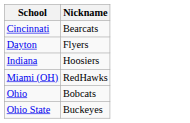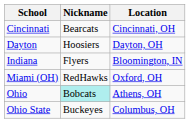+ column: (148, 12)
(76, 45) Flyers -> (81, 45) Hoosiers
(81, 61) Hoosiers -> (76, 61) Flyers
(79, 93) no background -> (79, 93) paleturquoise background
